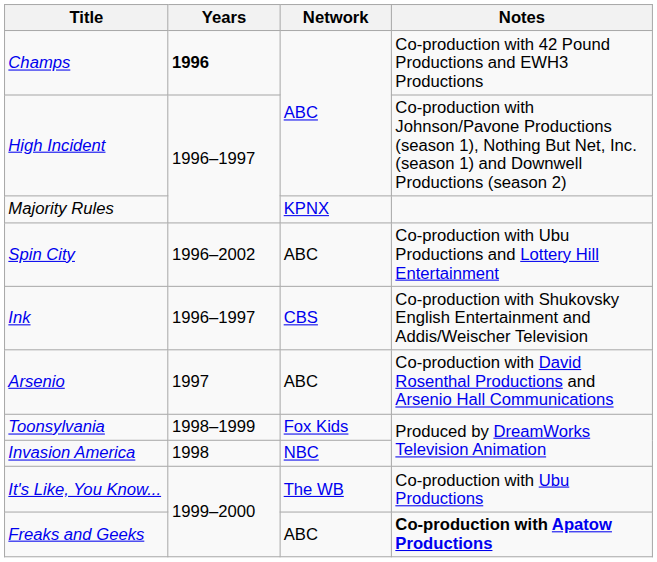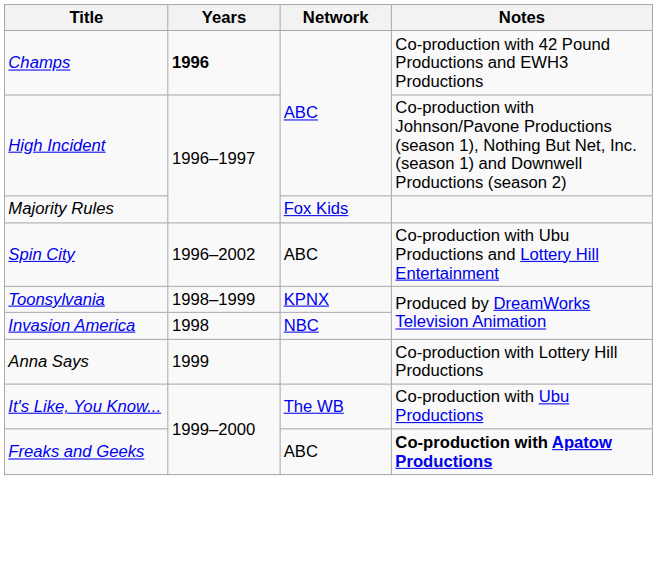(306, 209) KPNX -> (316, 209) Fox Kids
- row: (19, 318)
- row: (37, 381)
(316, 427) Fox Kids -> (306, 299) KPNX
+ row: (49, 361)
